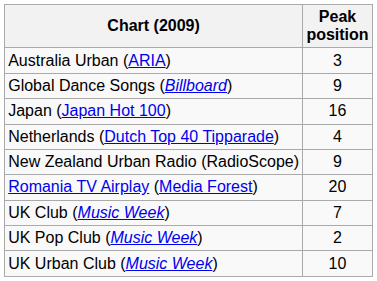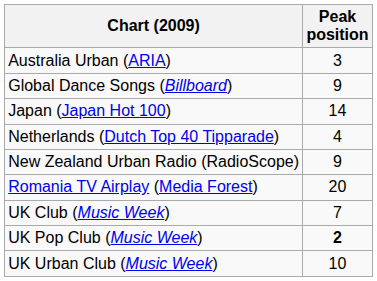(337, 111) 16 -> (337, 111) 14
(338, 238) normal -> (338, 238) bold
